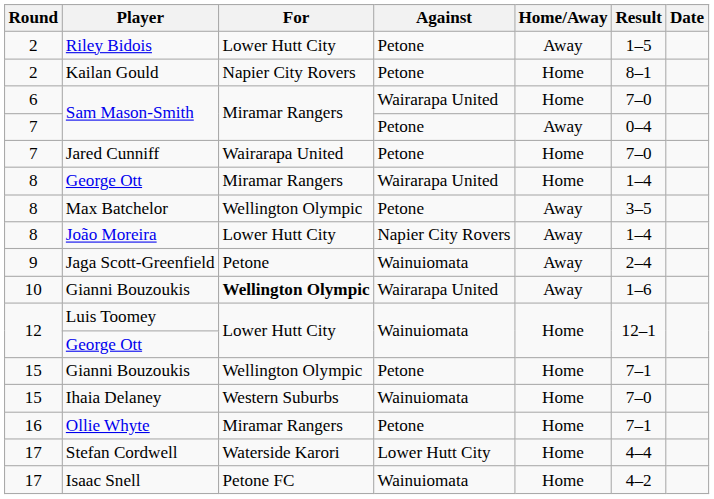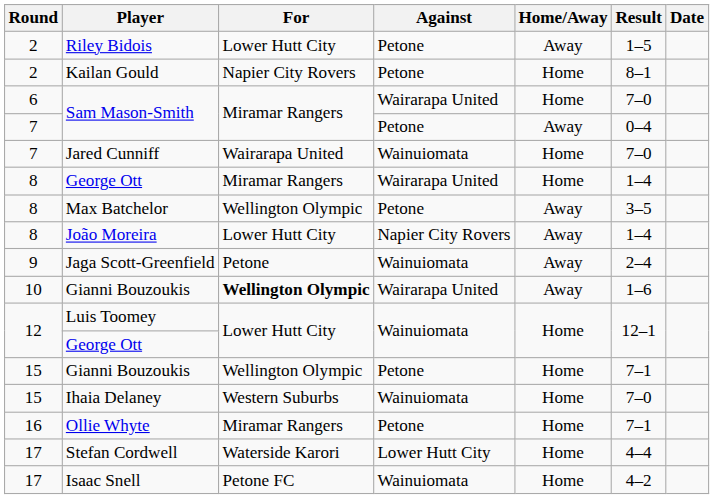(401, 153) Petone -> (423, 153) Wainuiomata
